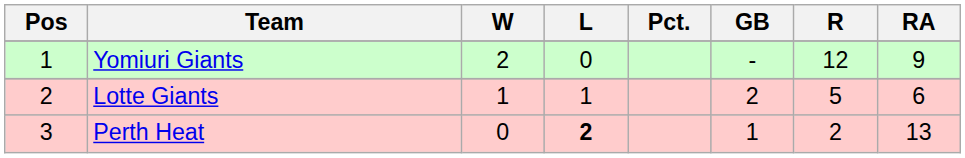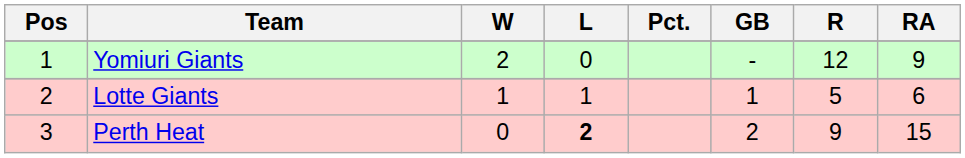(752, 96) 2 -> (752, 96) 1
(752, 133) 1 -> (752, 133) 2
(835, 133) 2 -> (835, 133) 9
(919, 133) 13 -> (919, 133) 15
